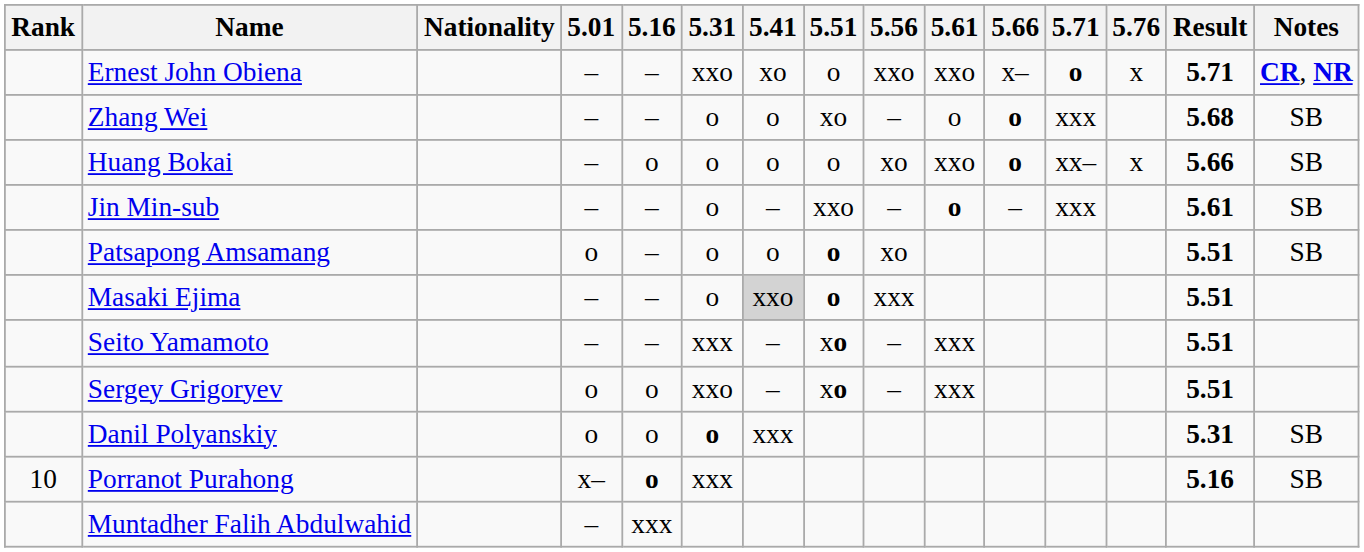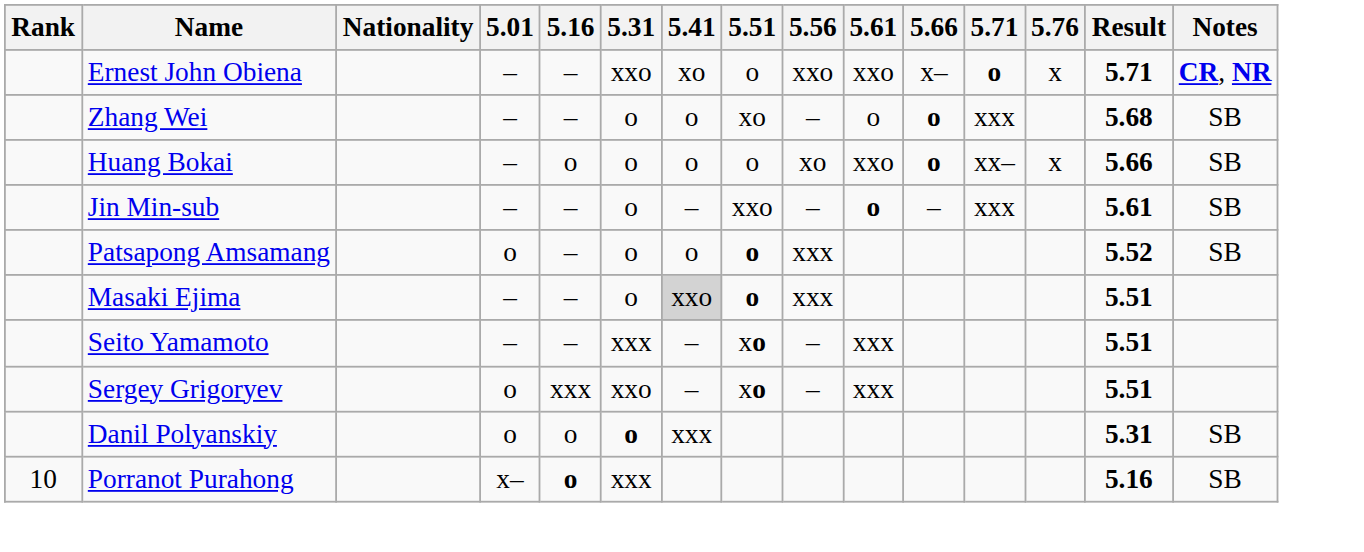(894, 252) xo -> (813, 252) xxx
(1210, 252) 5.51 -> (1129, 252) 5.52
(652, 388) o -> (571, 388) xxx
- row: (250, 523)
